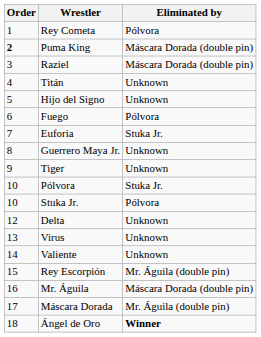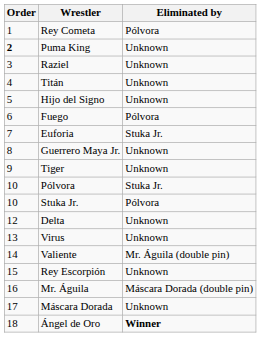(189, 47) Máscara Dorada (double pin) -> (147, 47) Unknown
(189, 64) Máscara Dorada (double pin) -> (147, 64) Unknown
(147, 254) Unknown -> (177, 254) Mr. Águila (double pin)
(177, 271) Mr. Águila (double pin) -> (147, 271) Unknown
(177, 306) Mr. Águila (double pin) -> (147, 306) Unknown
